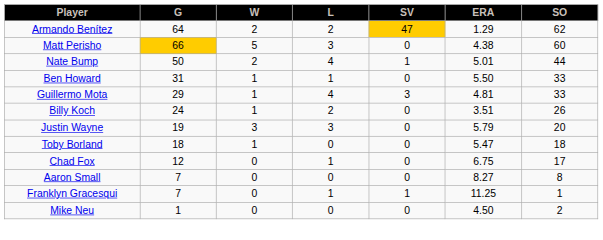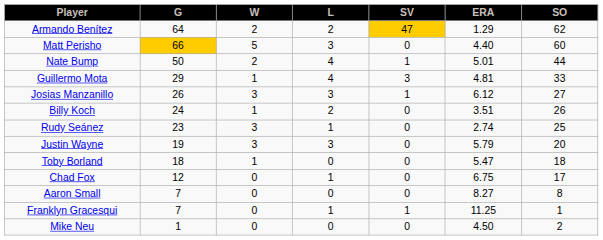(483, 45) 4.38 -> (483, 45) 4.40
- row: (72, 78)
+ row: (72, 95)
+ row: (72, 128)
